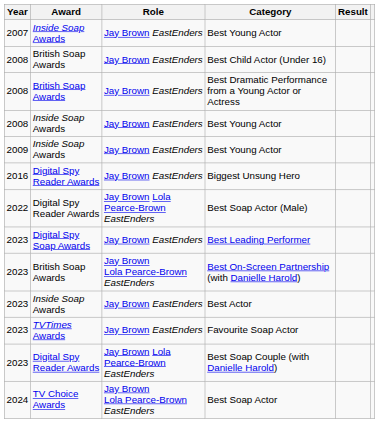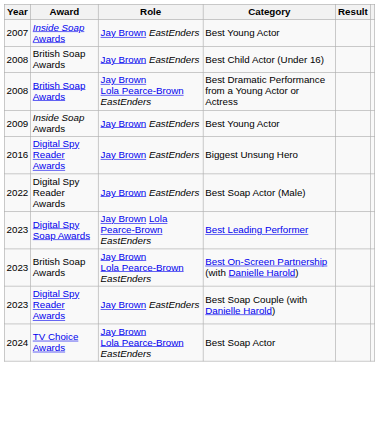(153, 91) Jay Brown EastEnders -> (142, 91) Jay Brown Lola Pearce-Brown EastEnders
- row: (17, 123)
(137, 208) Jay Brown Lola Pearce-Brown EastEnders -> (150, 192) Jay Brown EastEnders
(153, 240) Jay Brown EastEnders -> (134, 230) Jay Brown Lola Pearce-Brown EastEnders
- row: (17, 304)
- row: (17, 330)
(137, 362) Jay Brown Lola Pearce-Brown EastEnders -> (150, 305) Jay Brown EastEnders
